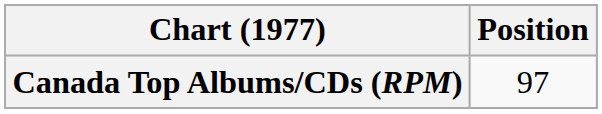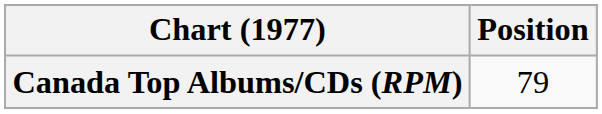(533, 81) 97 -> (533, 81) 79
